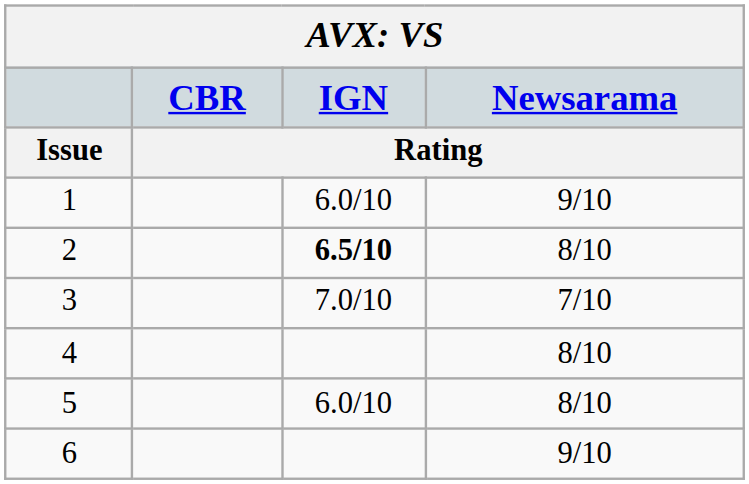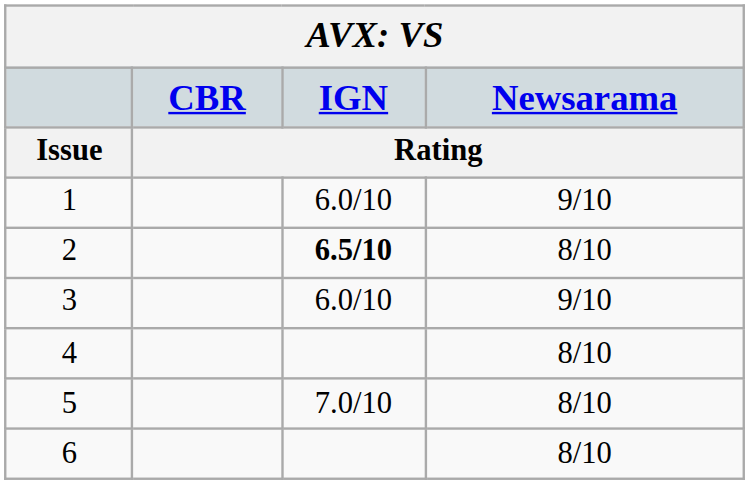(353, 302) 7.0/10 -> (353, 302) 6.0/10
(585, 302) 7/10 -> (585, 302) 9/10
(353, 403) 6.0/10 -> (353, 403) 7.0/10
(585, 453) 9/10 -> (585, 453) 8/10
